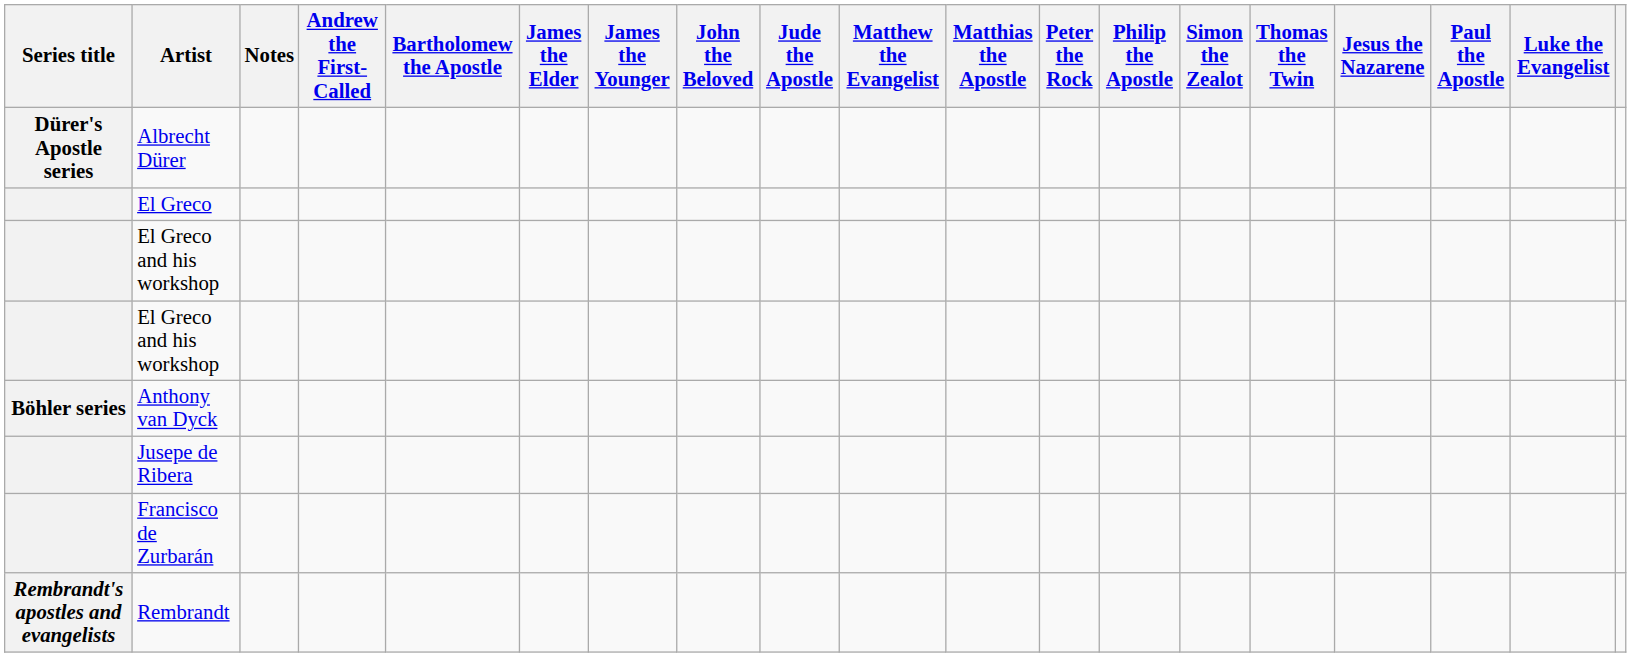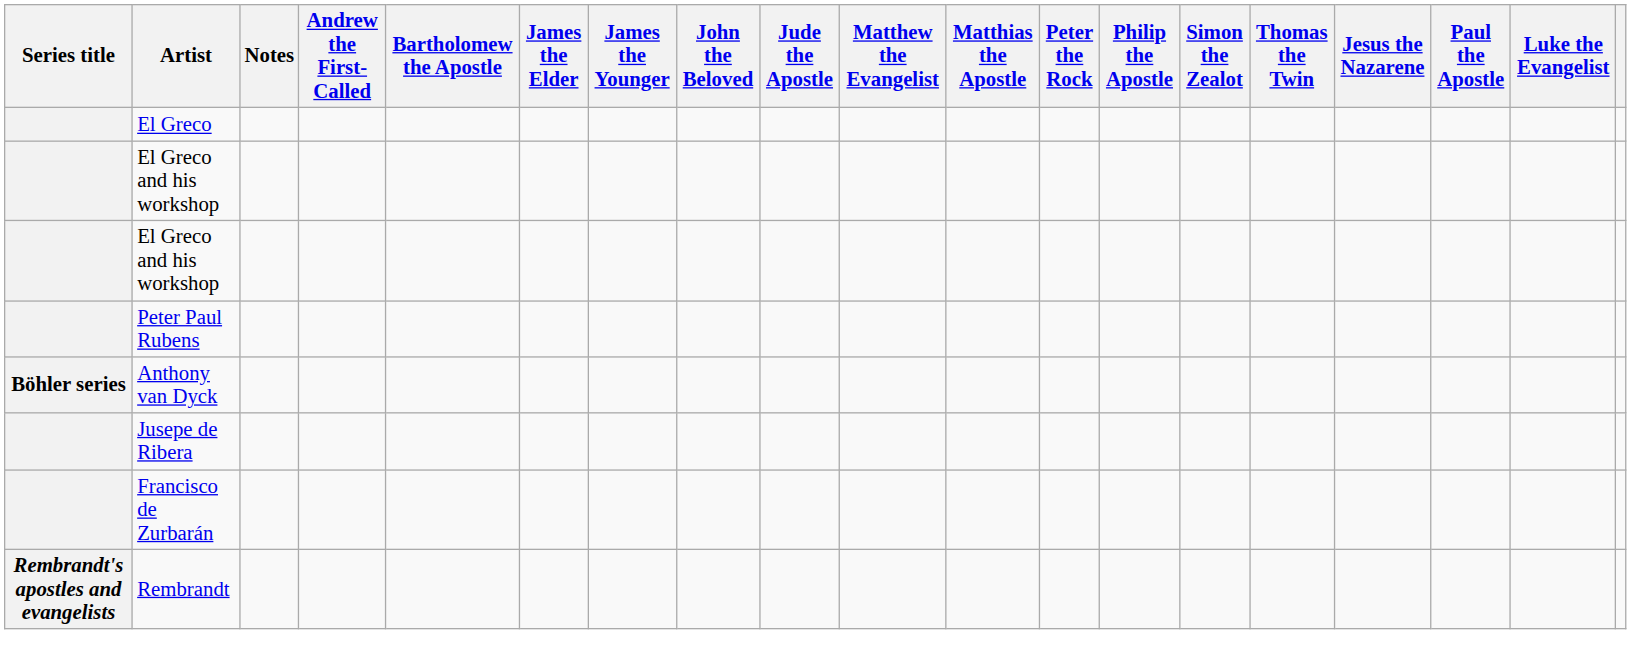- row: (69, 147)
+ row: (69, 329)
